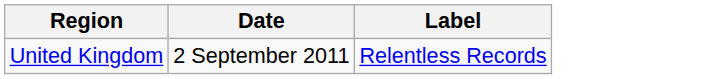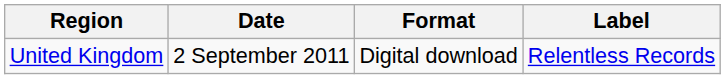+ column: (439, 21)
